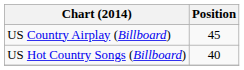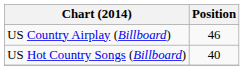(214, 34) 45 -> (214, 34) 46
